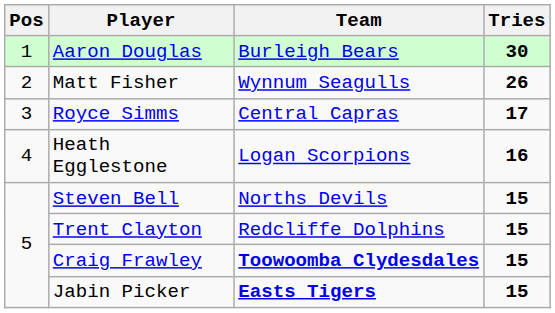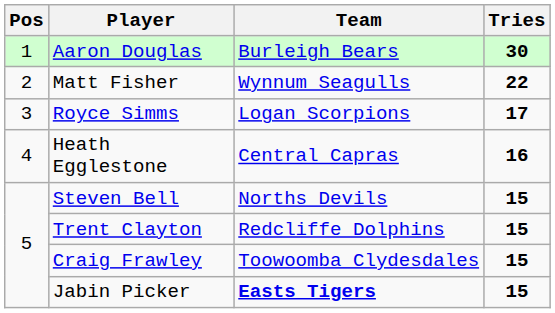(517, 83) 26 -> (517, 83) 22
(319, 114) Central Capras -> (324, 114) Logan Scorpions
(324, 156) Logan Scorpions -> (319, 156) Central Capras
(359, 260) bold -> (359, 260) normal
